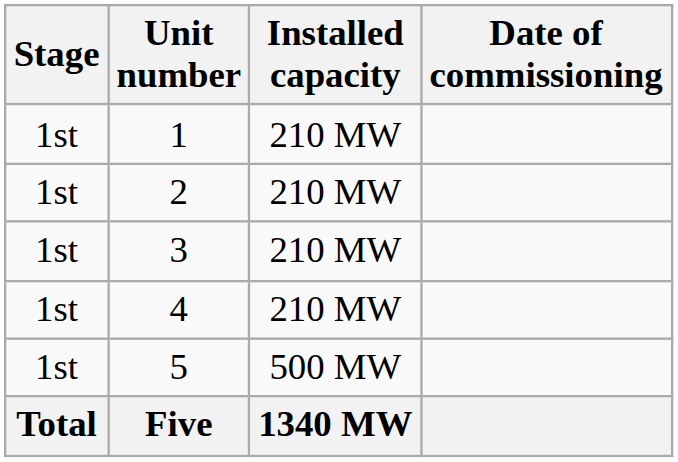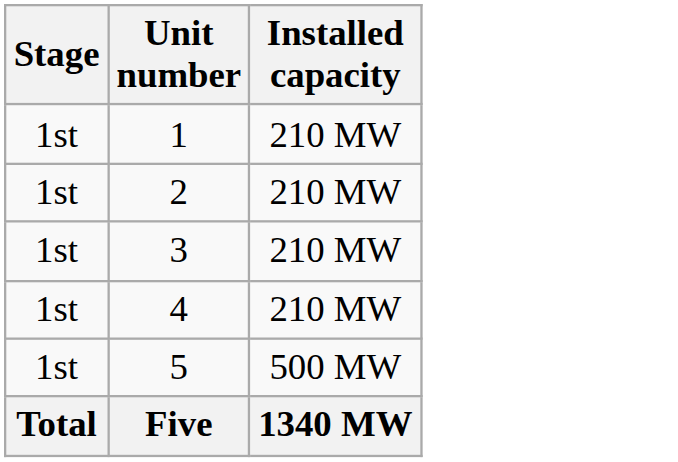- column: (546, 54)
